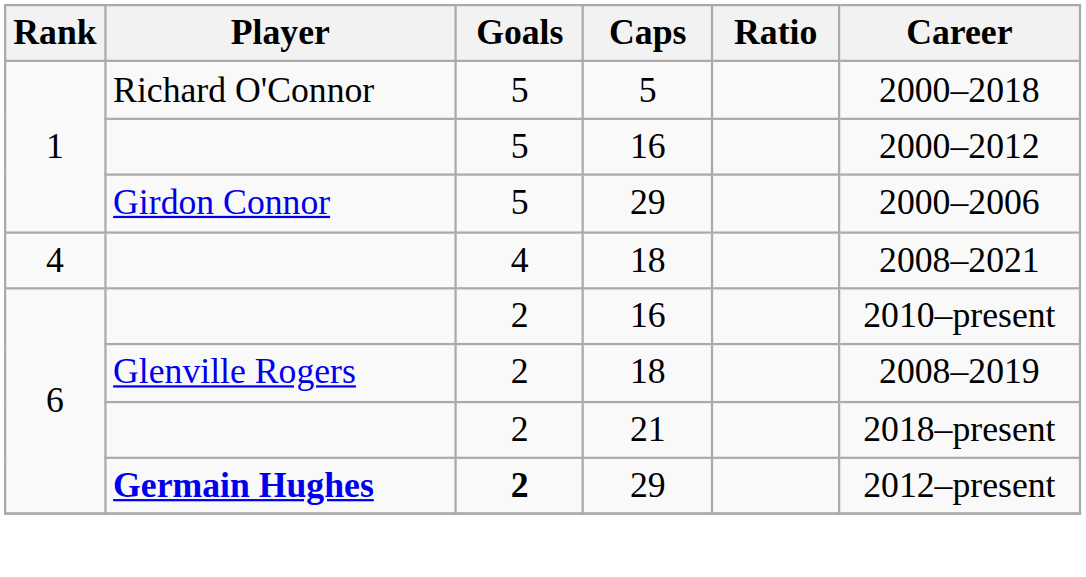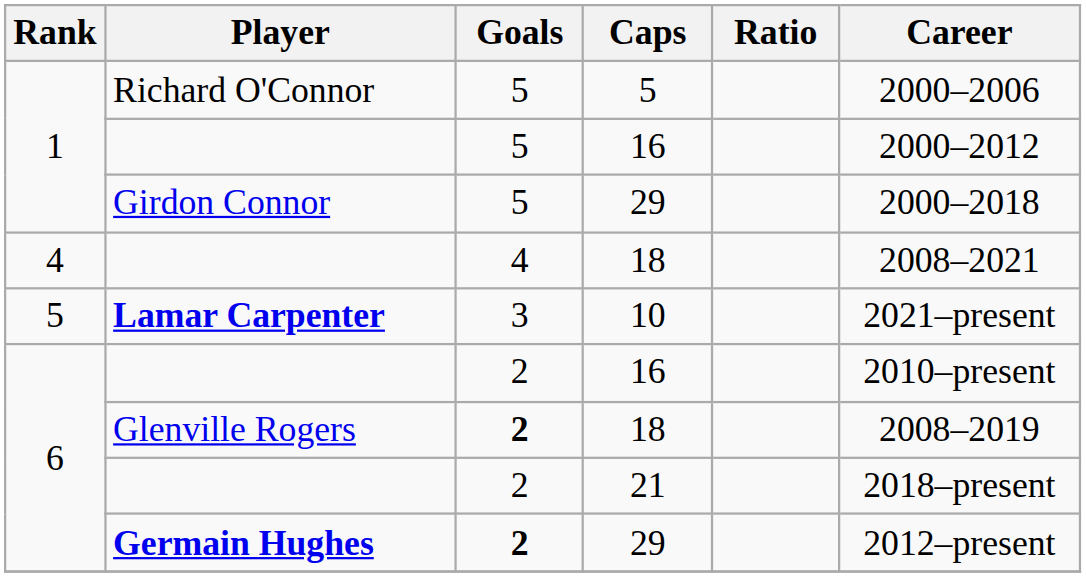(959, 89) 2000–2018 -> (959, 89) 2000–2006
(959, 202) 2000–2006 -> (959, 202) 2000–2018
+ row: (249, 315)
(520, 372) normal -> (520, 428) bold
